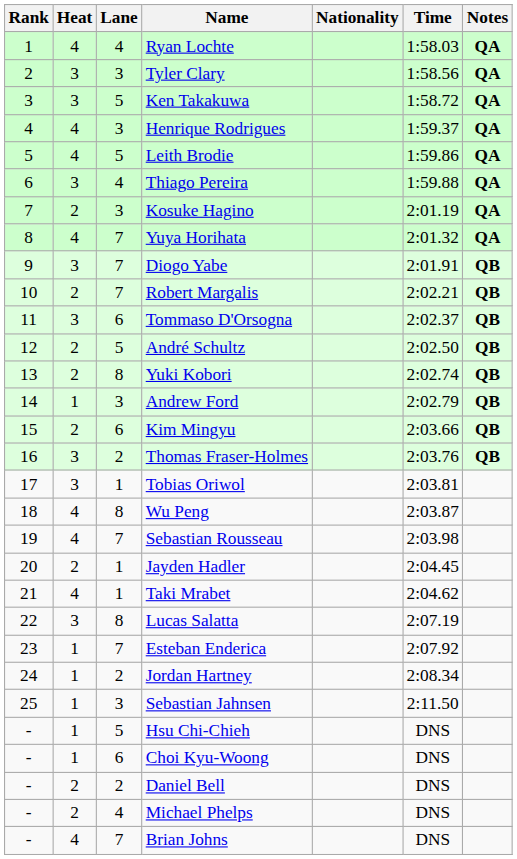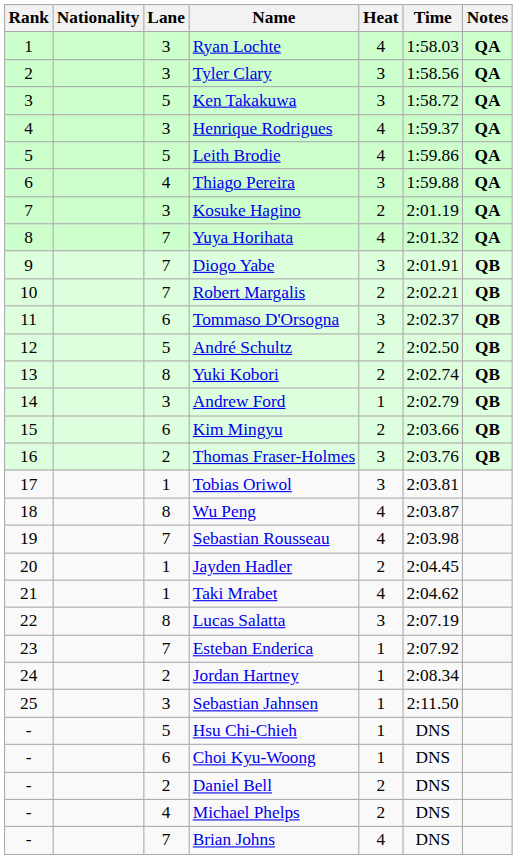columns swapped: (75, 18) <-> (357, 18)
(119, 45) 4 -> (166, 45) 3
